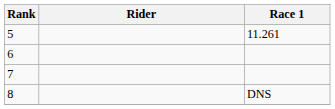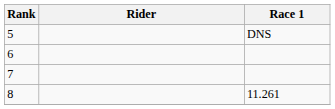(263, 34) 11.261 -> (259, 34) DNS
(259, 94) DNS -> (263, 94) 11.261
